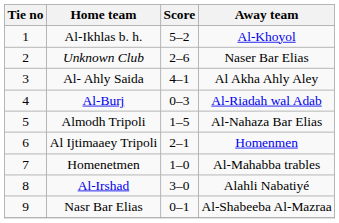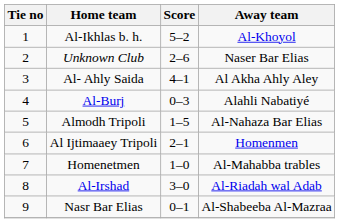(267, 100) Al-Riadah wal Adab -> (267, 100) Alahli Nabatiyé
(267, 185) Alahli Nabatiyé -> (267, 185) Al-Riadah wal Adab
